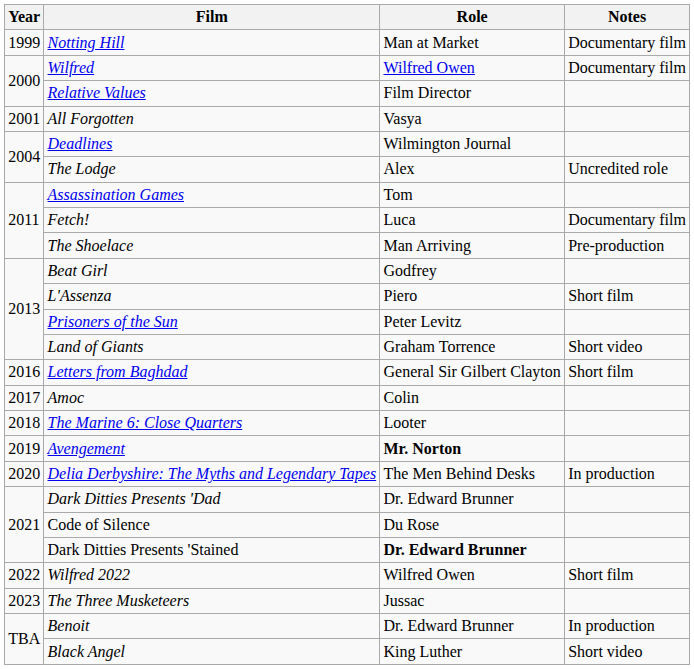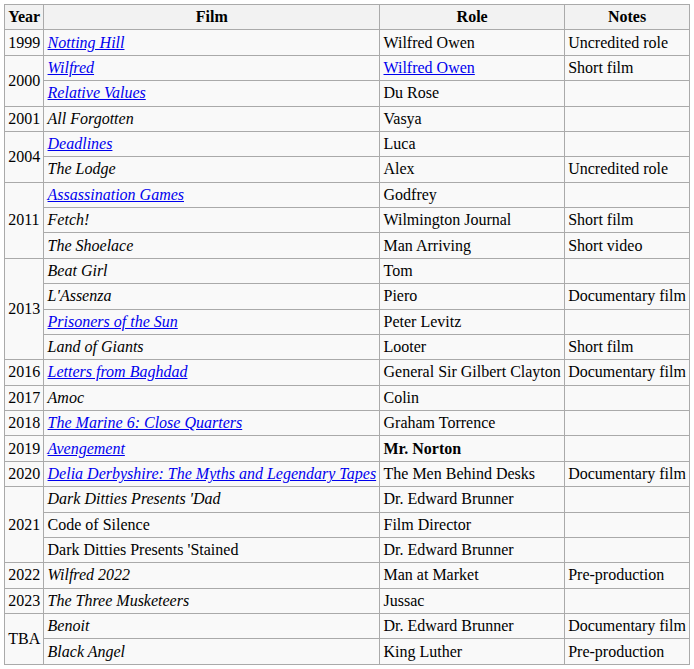(431, 42) Man at Market -> (429, 42) Wilfred Owen
(627, 42) Documentary film -> (618, 42) Uncredited role
(627, 67) Documentary film -> (601, 67) Short film
(427, 93) Film Director -> (411, 93) Du Rose
(447, 144) Wilmington Journal -> (399, 144) Luca
(398, 194) Tom -> (410, 194) Godfrey
(399, 220) Luca -> (447, 220) Wilmington Journal
(627, 220) Documentary film -> (601, 220) Short film
(616, 245) Pre-production -> (605, 245) Short video
(410, 270) Godfrey -> (398, 270) Tom
(601, 296) Short film -> (627, 296) Documentary film
(439, 347) Graham Torrence -> (405, 347) Looter
(605, 347) Short video -> (601, 347) Short film
(601, 372) Short film -> (627, 372) Documentary film
(405, 423) Looter -> (439, 423) Graham Torrence
(612, 473) In production -> (627, 473) Documentary film
(411, 524) Du Rose -> (427, 524) Film Director
(455, 550) bold -> (449, 550) normal
(429, 575) Wilfred Owen -> (431, 575) Man at Market
(601, 575) Short film -> (616, 575) Pre-production
(612, 626) In production -> (627, 626) Documentary film
(605, 651) Short video -> (616, 651) Pre-production
